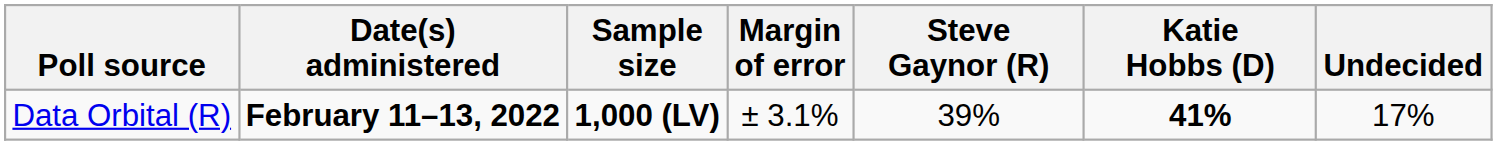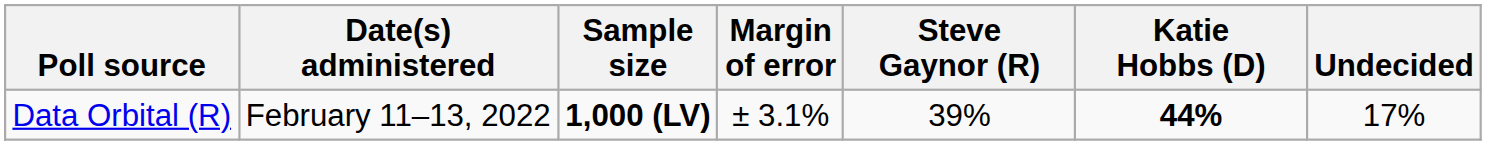(403, 114) bold -> (398, 114) normal
(1200, 114) 41% -> (1191, 114) 44%
